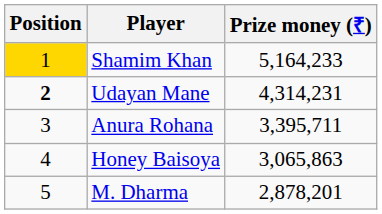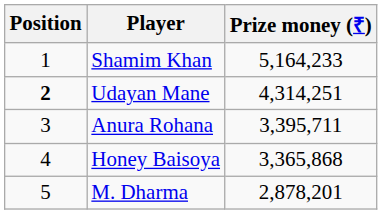(46, 59) gold background -> (46, 59) no background
(301, 92) 4,314,231 -> (301, 92) 4,314,251
(301, 159) 3,065,863 -> (301, 159) 3,365,868
